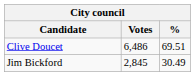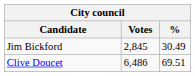rows swapped: (35, 46) <-> (34, 63)
